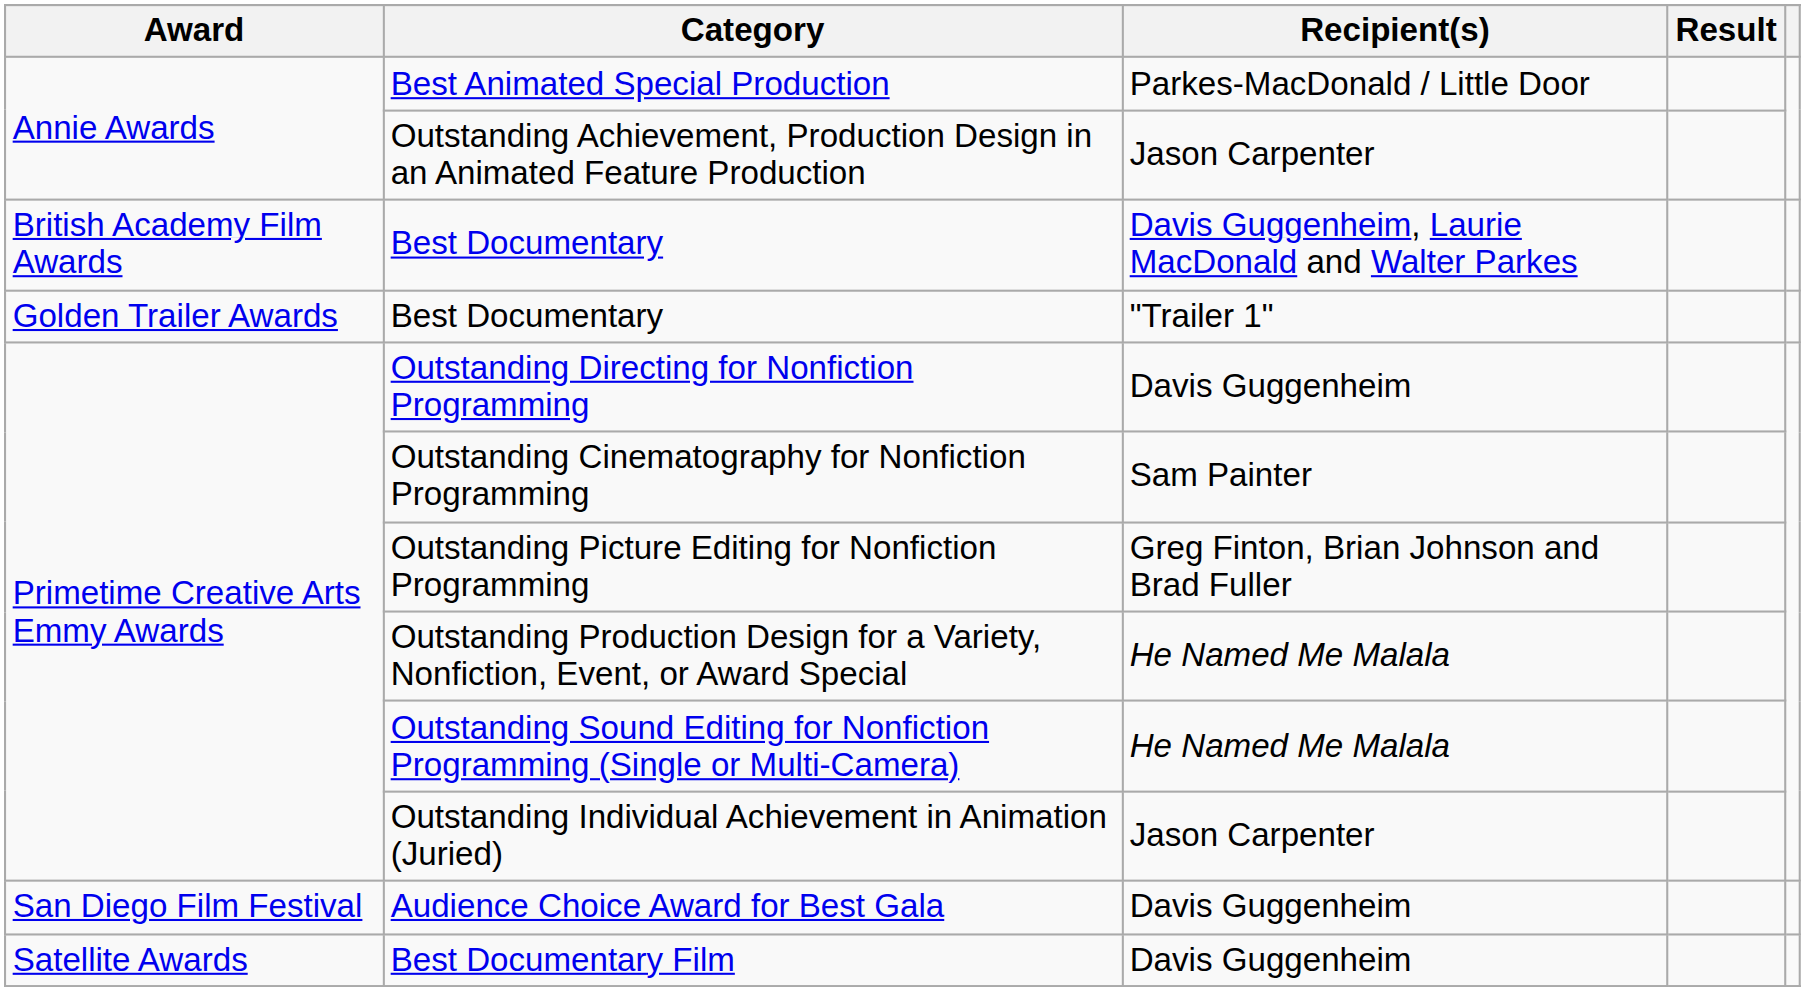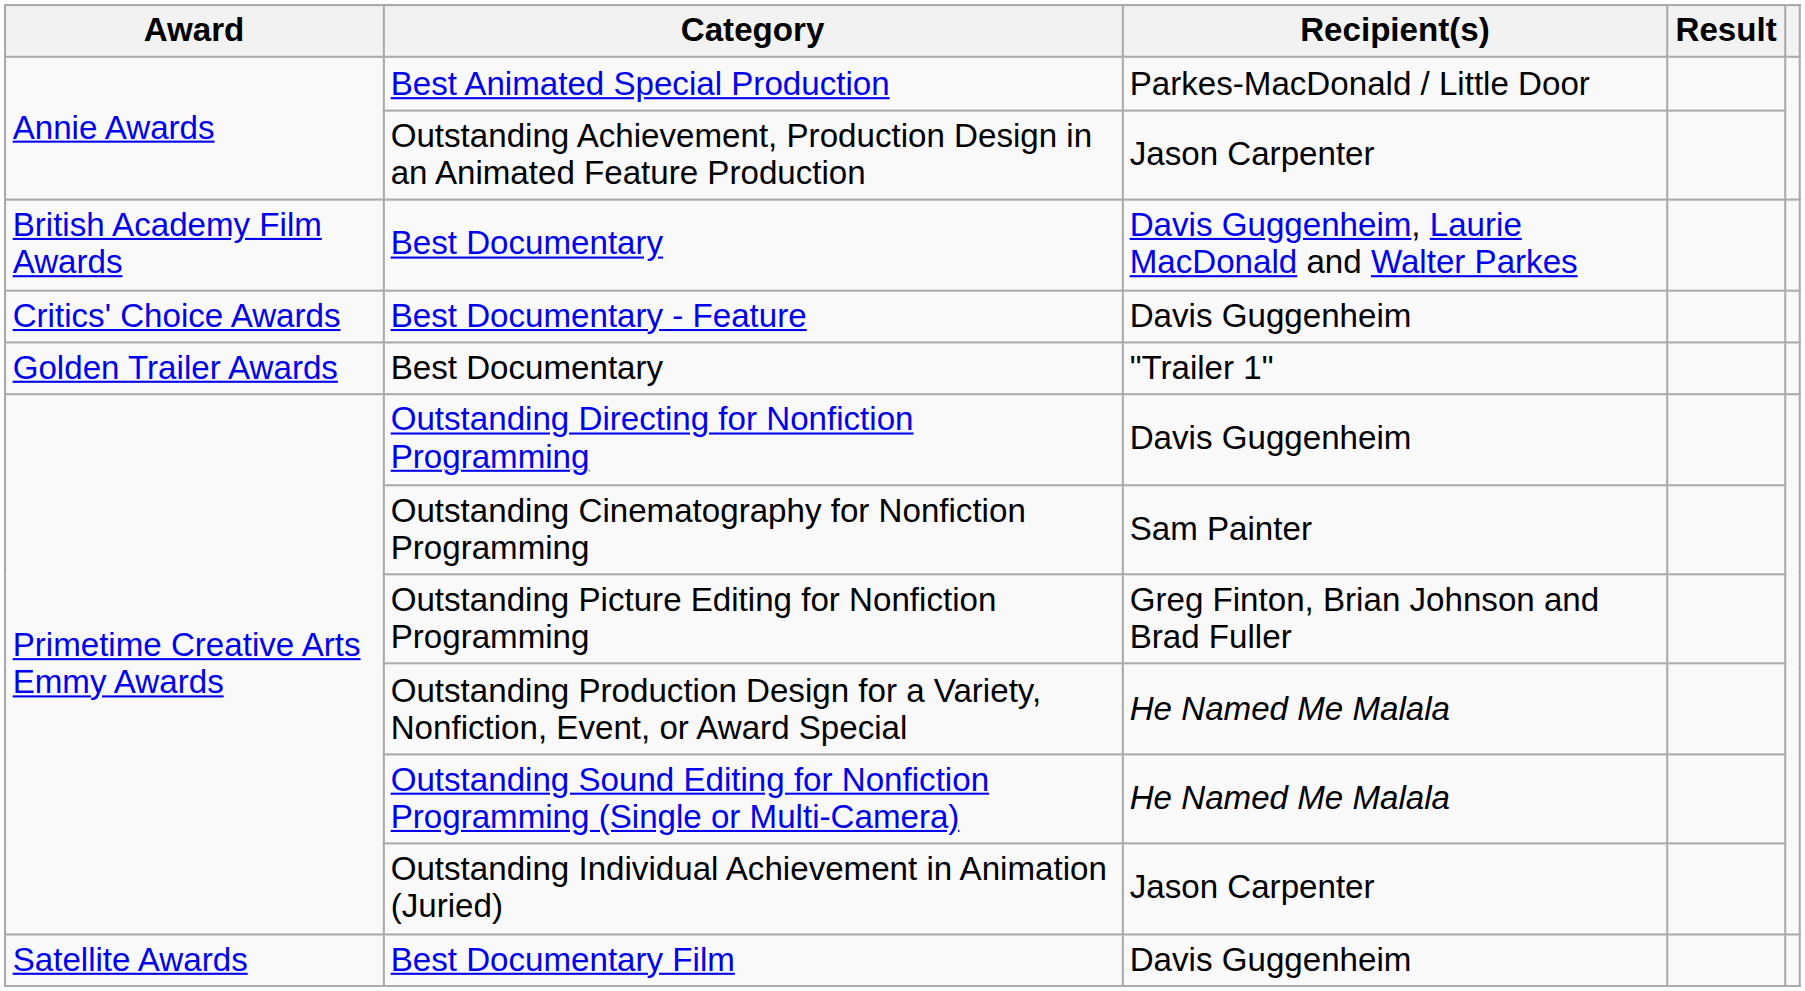+ row: (599, 315)
- row: (667, 906)
